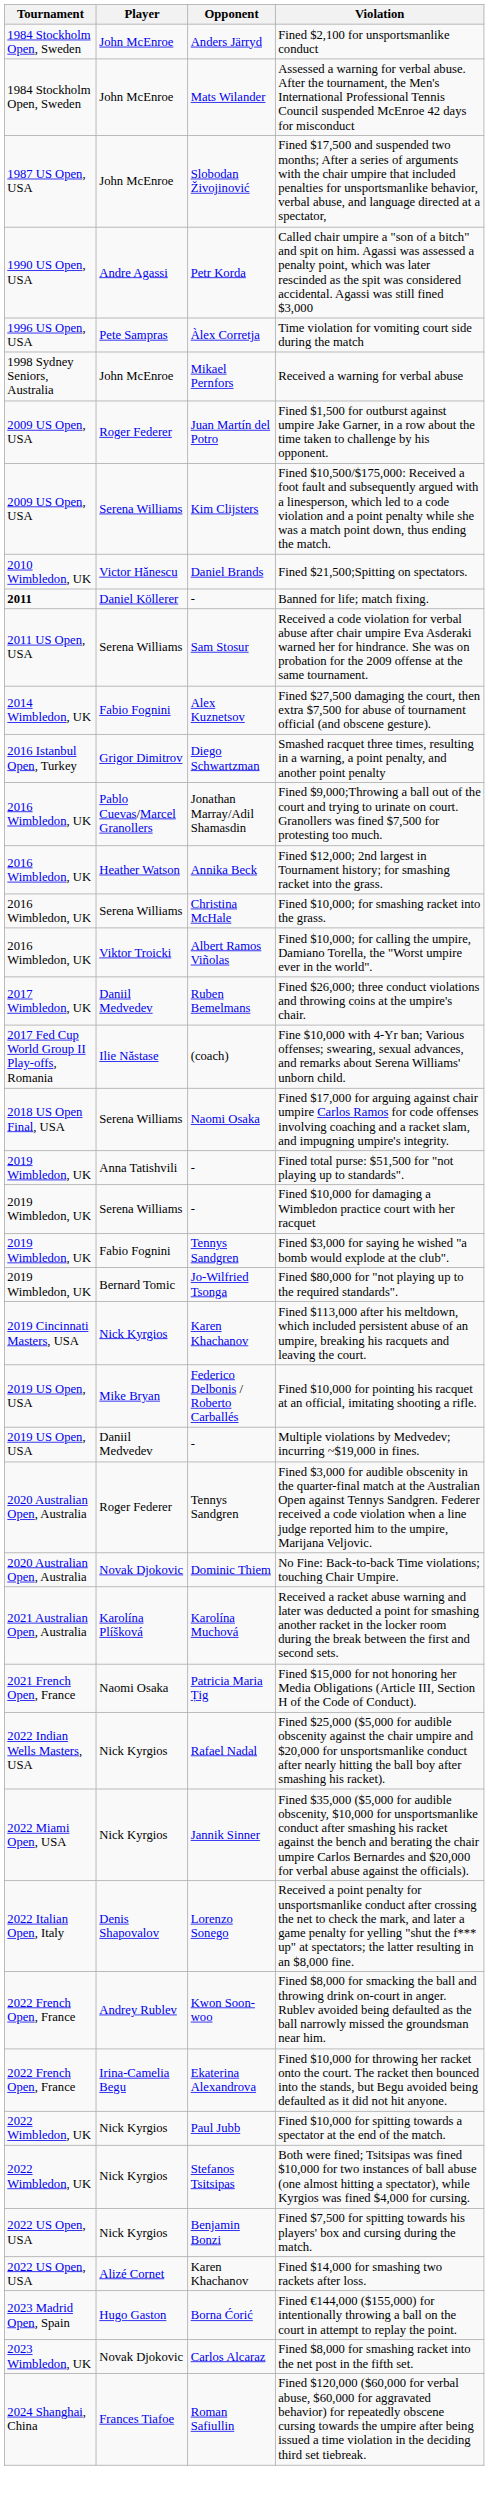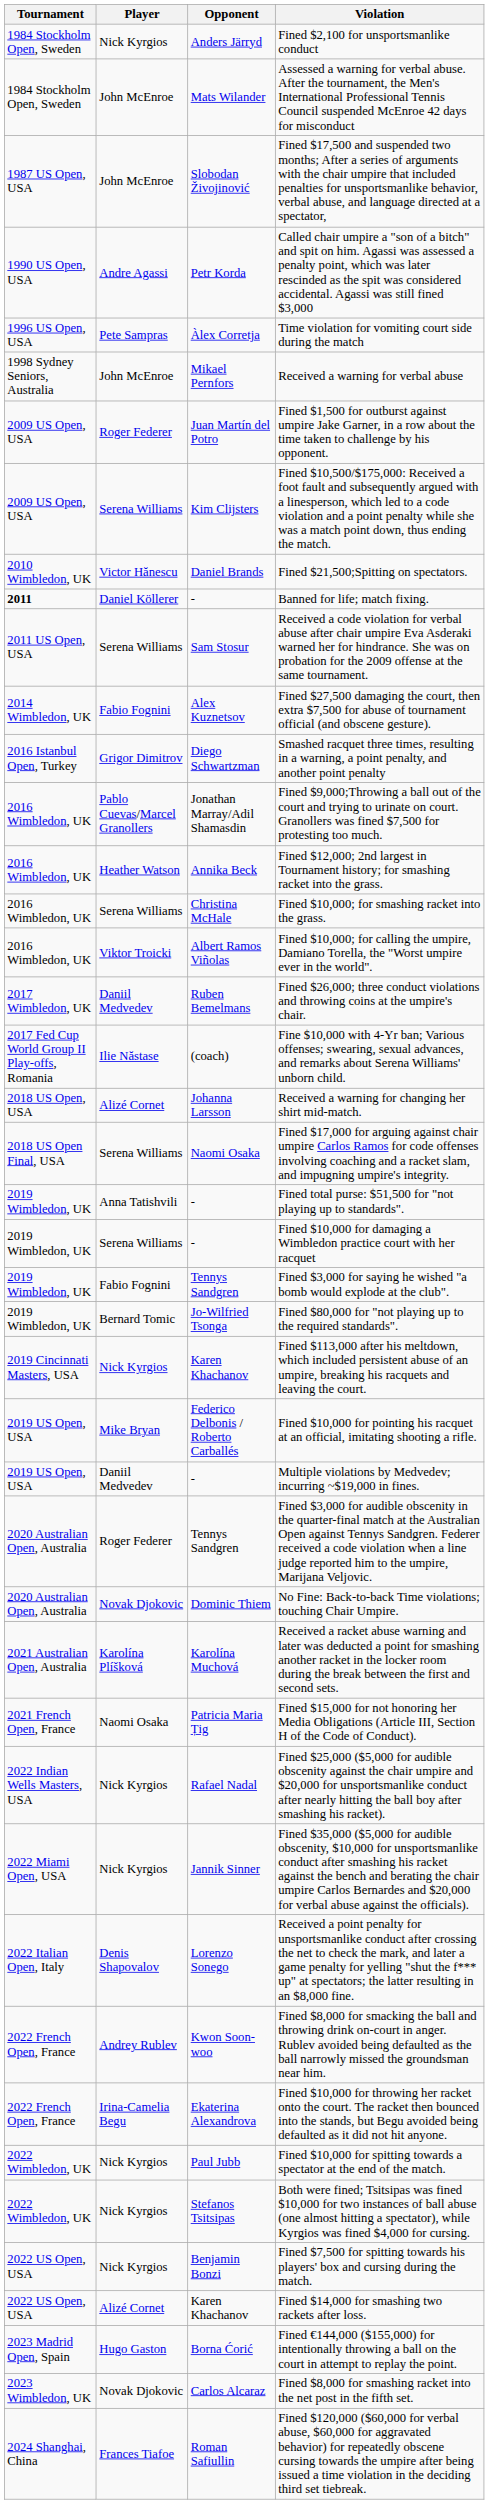(136, 41) John McEnroe -> (133, 41) Nick Kyrgios
+ row: (372, 1105)
